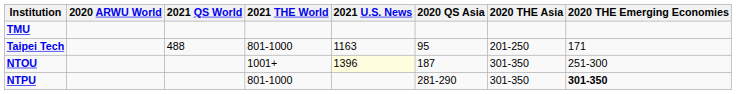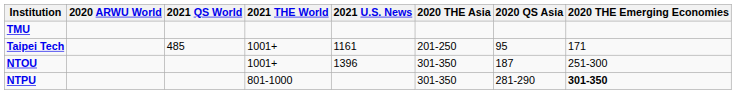columns swapped: (451, 13) <-> (526, 13)
(176, 47) 488 -> (176, 47) 485
(270, 47) 801-1000 -> (262, 47) 1001+
(345, 47) 1163 -> (345, 47) 1161
(346, 64) lightyellow background -> (346, 64) no background
